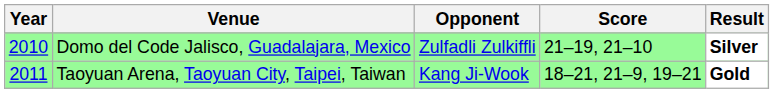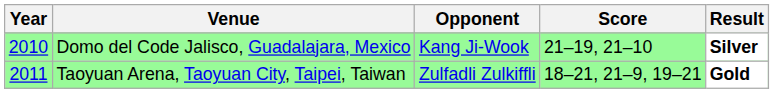(477, 47) Zulfadli Zulkiffli -> (474, 47) Kang Ji-Wook
(474, 75) Kang Ji-Wook -> (477, 75) Zulfadli Zulkiffli
